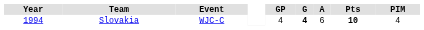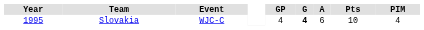(33, 20) 1994 -> (33, 20) 1995
(353, 20) bold -> (353, 20) normal
